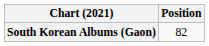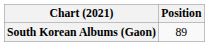(181, 32) 82 -> (181, 32) 89
